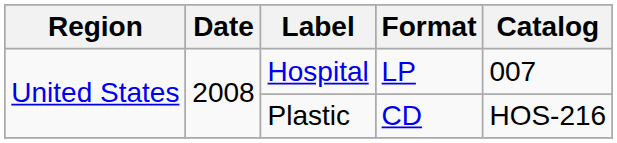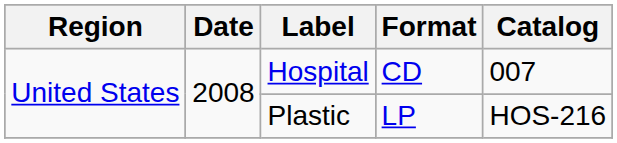(399, 71) LP -> (402, 71) CD
(402, 115) CD -> (399, 115) LP
